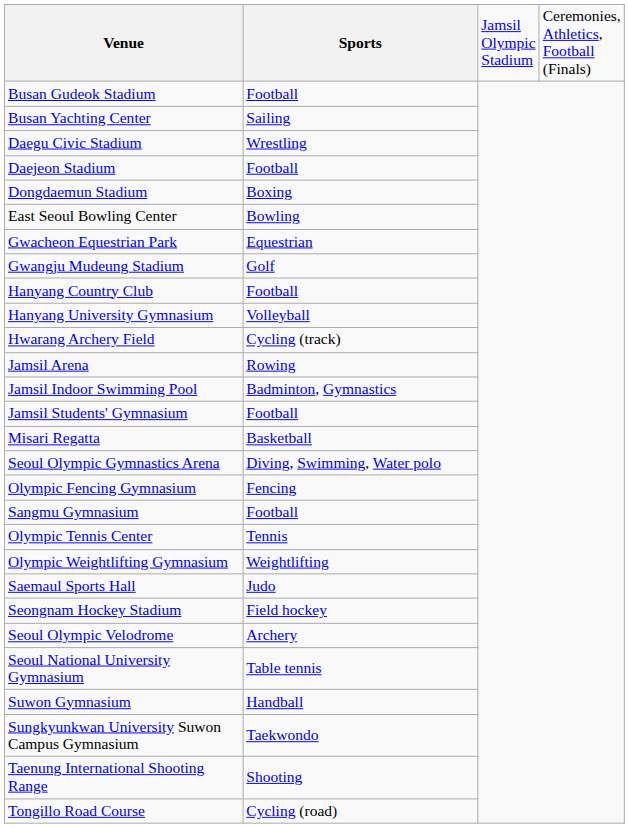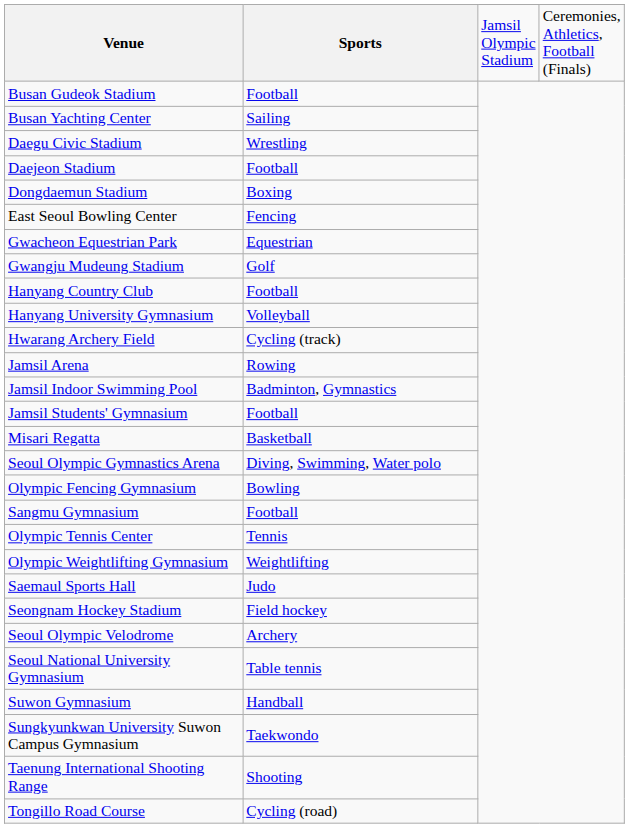(273, 216) Bowling -> (271, 216) Fencing
(271, 487) Fencing -> (273, 487) Bowling
